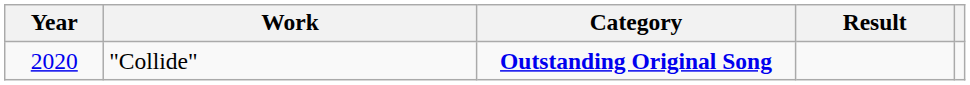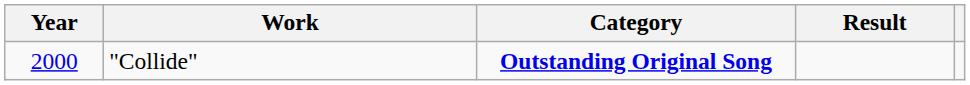(54, 60) 2020 -> (54, 60) 2000
